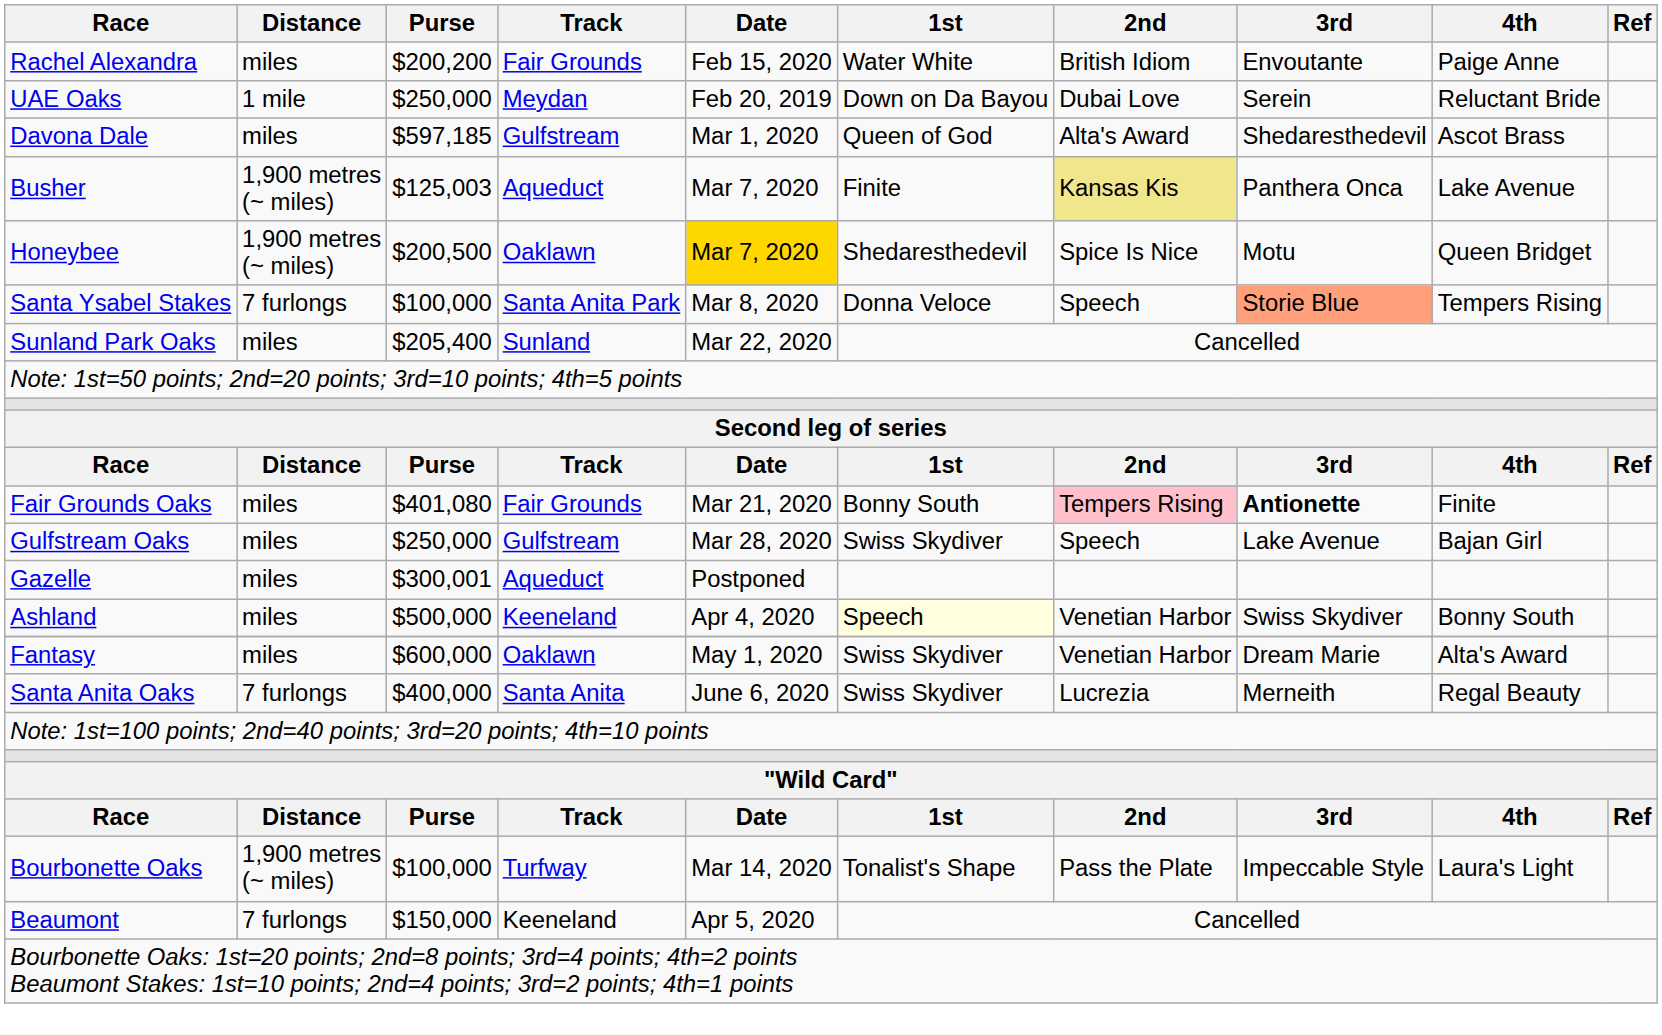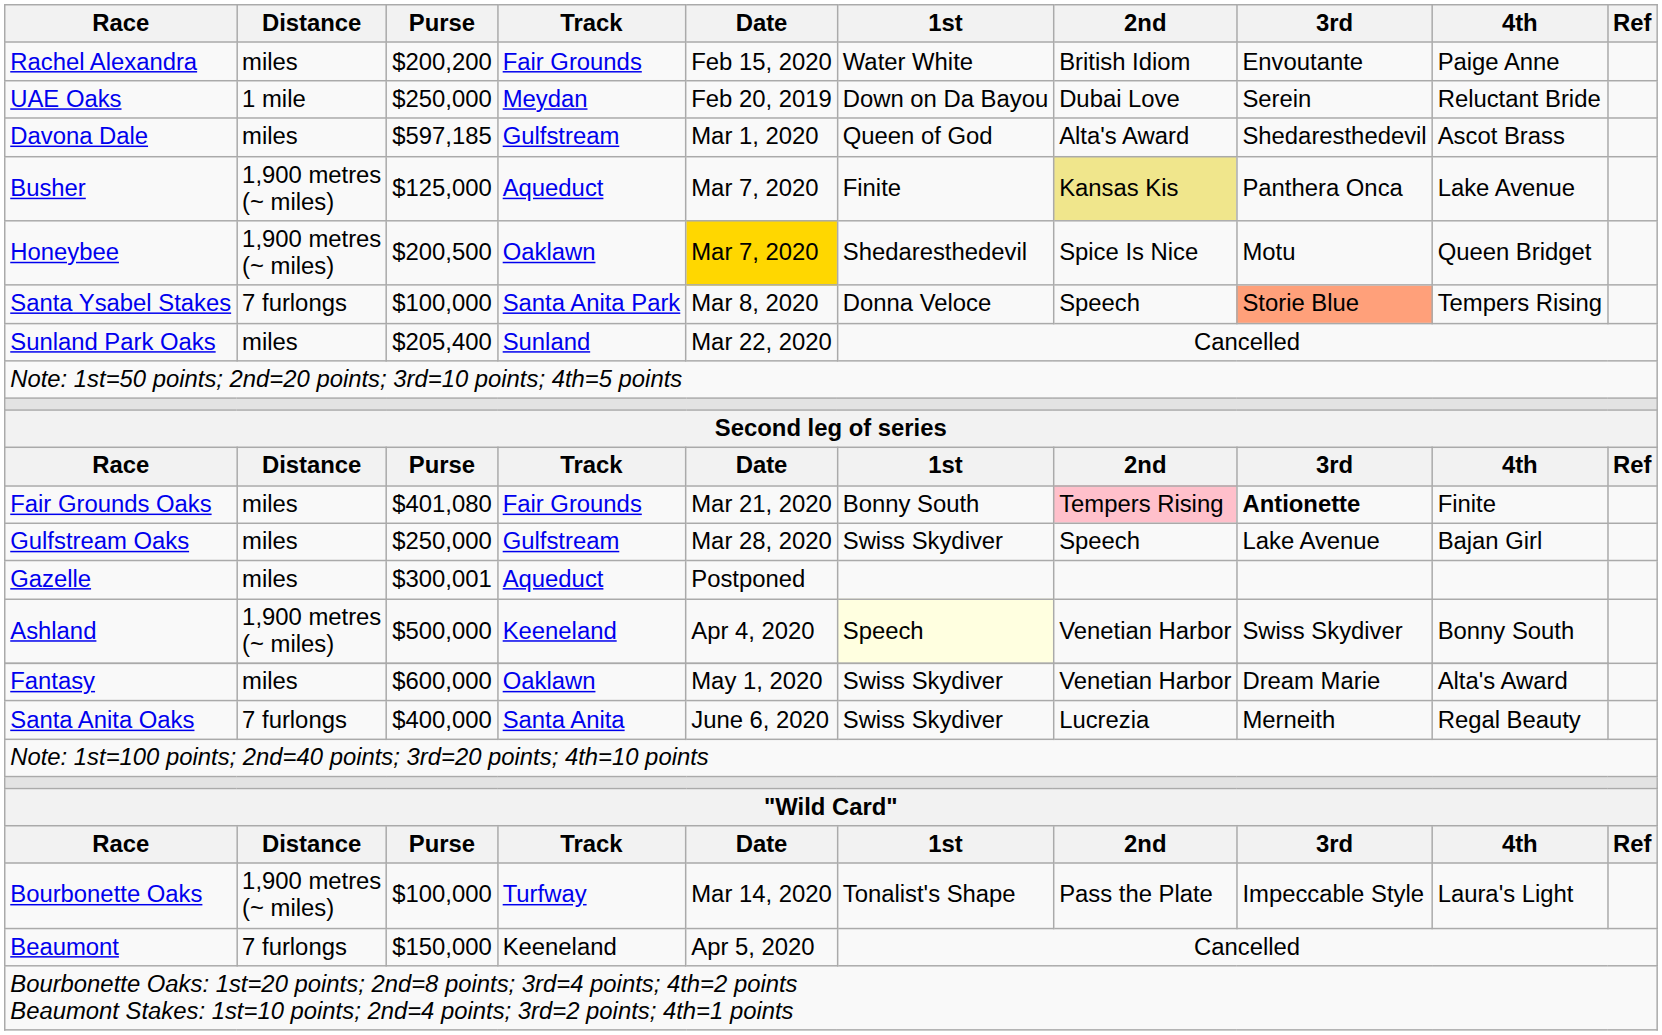(442, 188) $125,003 -> (442, 188) $125,000
(270, 617) miles -> (312, 630) 1,900 metres (~ miles)
